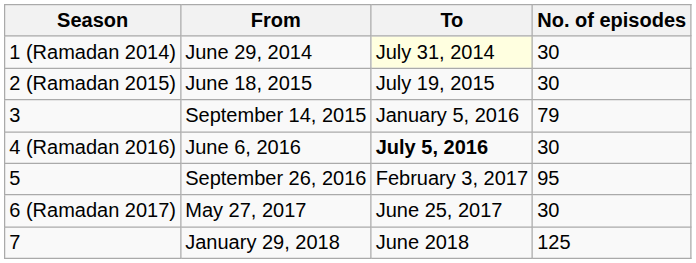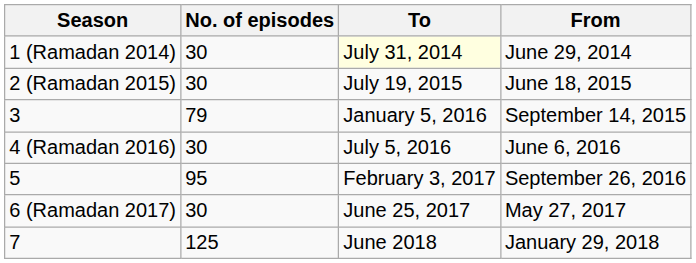columns swapped: (276, 20) <-> (612, 20)
(432, 147) bold -> (397, 147) normal
